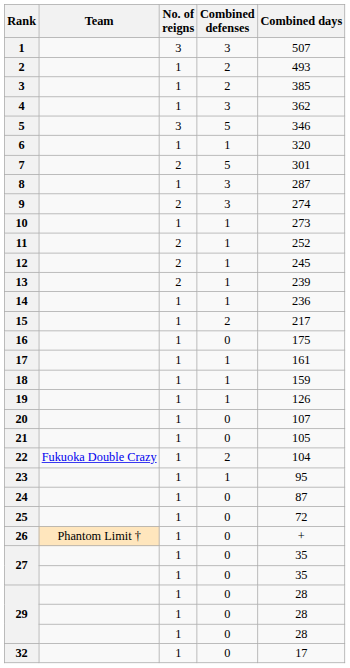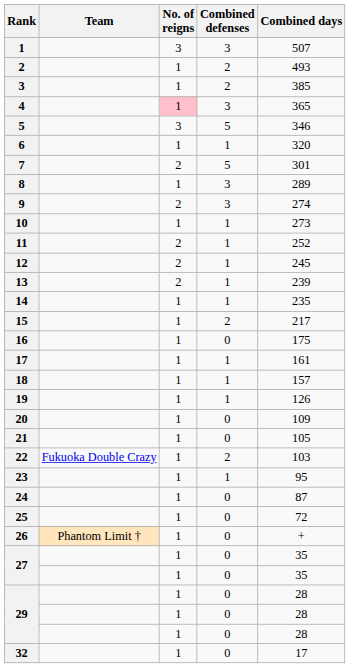(178, 106) no background -> (178, 106) pink background
(301, 106) 362 -> (301, 106) 365
(301, 184) 287 -> (301, 184) 289
(301, 301) 236 -> (301, 301) 235
(301, 379) 159 -> (301, 379) 157
(301, 418) 107 -> (301, 418) 109
(301, 457) 104 -> (301, 457) 103
